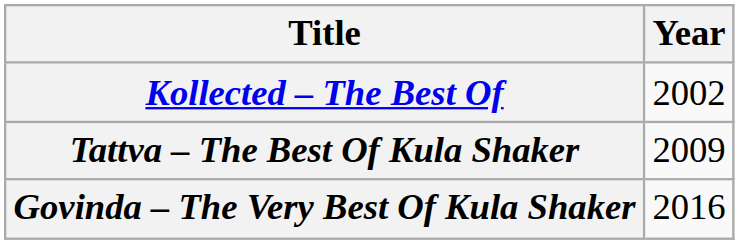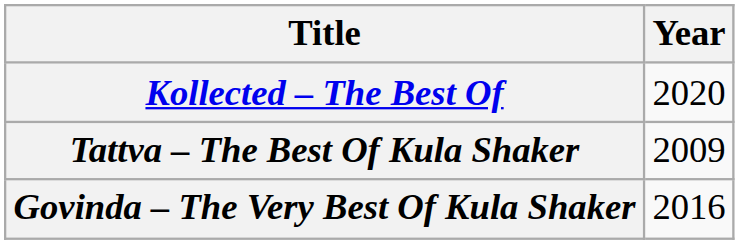(689, 91) 2002 -> (689, 91) 2020
